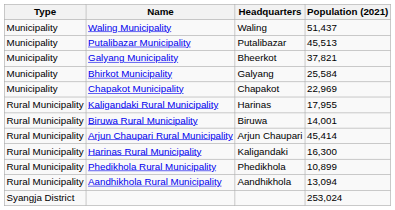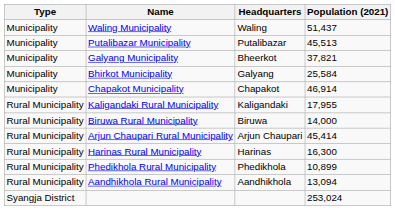(322, 89) 22,969 -> (322, 89) 46,914
(254, 105) Harinas -> (263, 105) Kaligandaki
(322, 120) 14,001 -> (322, 120) 14,000
(263, 151) Kaligandaki -> (254, 151) Harinas
